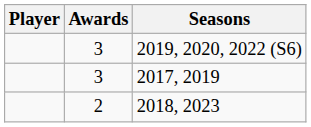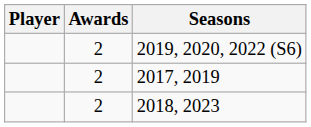(98, 48) 3 -> (98, 48) 2
(98, 77) 3 -> (98, 77) 2
